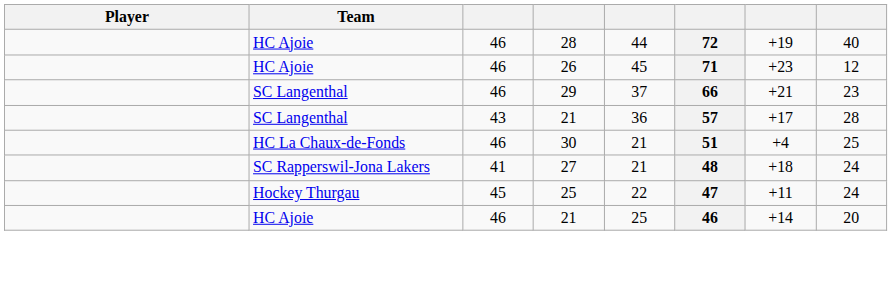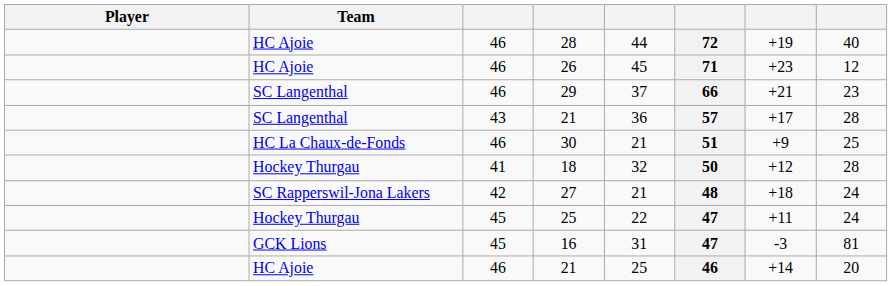(781, 142) +4 -> (781, 142) +9
+ row: (306, 167)
(498, 167) 41 -> (498, 192) 42
+ row: (290, 243)
